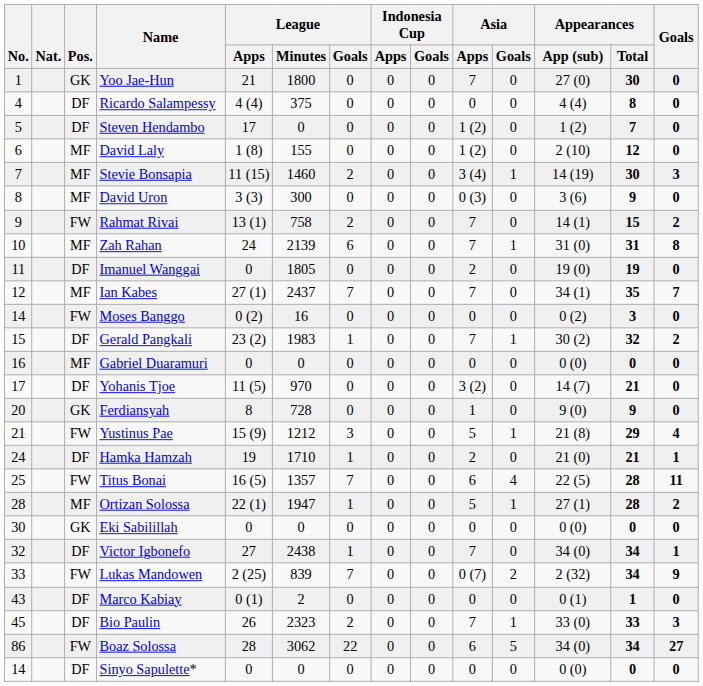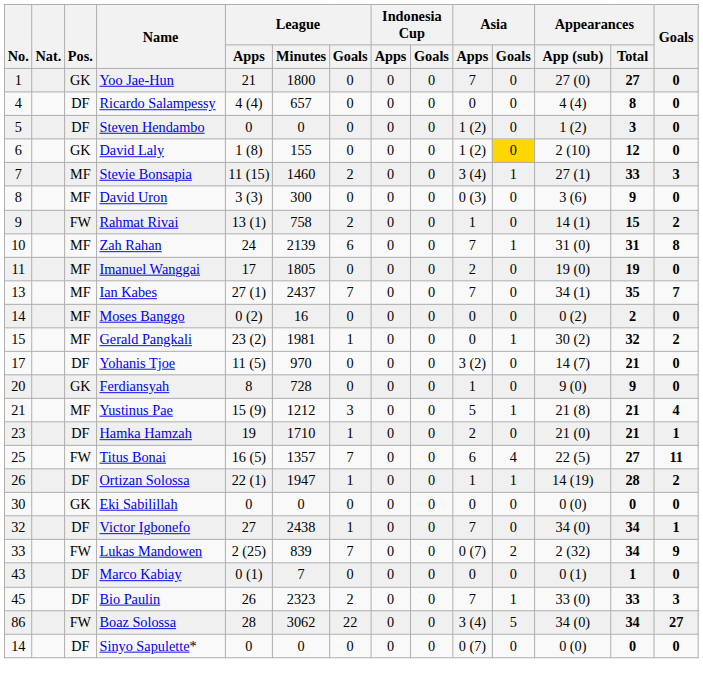(633, 80) 30 -> (633, 80) 27
(301, 104) 375 -> (301, 104) 657
(249, 127) 17 -> (249, 127) 0
(633, 127) 7 -> (633, 127) 3
(80, 151) MF -> (80, 151) GK
(513, 151) no background -> (513, 151) gold background
(573, 174) 14 (19) -> (573, 174) 27 (1)
(633, 174) 30 -> (633, 174) 33
(472, 221) 7 -> (472, 221) 1
(80, 268) DF -> (80, 268) MF
(249, 268) 0 -> (249, 268) 17
(18, 292) 12 -> (18, 292) 13
(80, 316) FW -> (80, 316) MF
(633, 316) 3 -> (633, 316) 2
(80, 339) DF -> (80, 339) MF
(301, 339) 1983 -> (301, 339) 1981
(472, 339) 7 -> (472, 339) 0
- row: (154, 363)
(80, 433) FW -> (80, 410) MF
(633, 433) 29 -> (633, 410) 21
(18, 457) 24 -> (18, 433) 23
(633, 481) 28 -> (633, 457) 27
(18, 504) 28 -> (18, 481) 26
(80, 504) MF -> (80, 481) DF
(472, 504) 5 -> (472, 481) 1
(573, 504) 27 (1) -> (573, 481) 14 (19)
(301, 598) 2 -> (301, 575) 7
(472, 645) 6 -> (472, 622) 3 (4)
(472, 669) 0 -> (472, 645) 0 (7)
